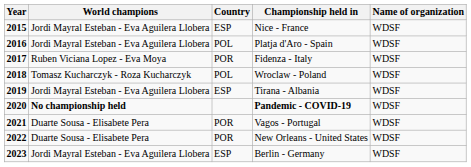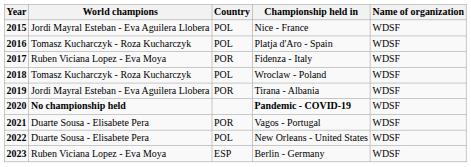(223, 28) ESP -> (223, 28) POL
(120, 43) Jordi Mayral Esteban - Eva Aguilera Llobera -> (111, 43) Tomasz Kucharczyk - Roza Kucharczyk
(223, 91) ESP -> (224, 91) POR
(224, 138) POR -> (223, 138) POL
(120, 153) Jordi Mayral Esteban - Eva Aguilera Llobera -> (99, 153) Ruben Viciana Lopez - Eva Moya
